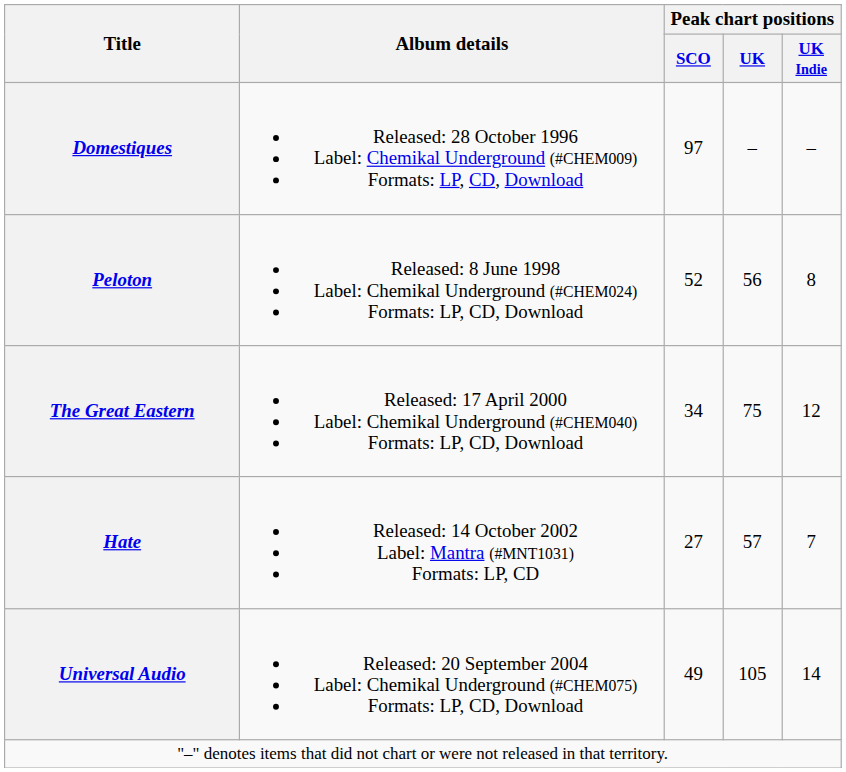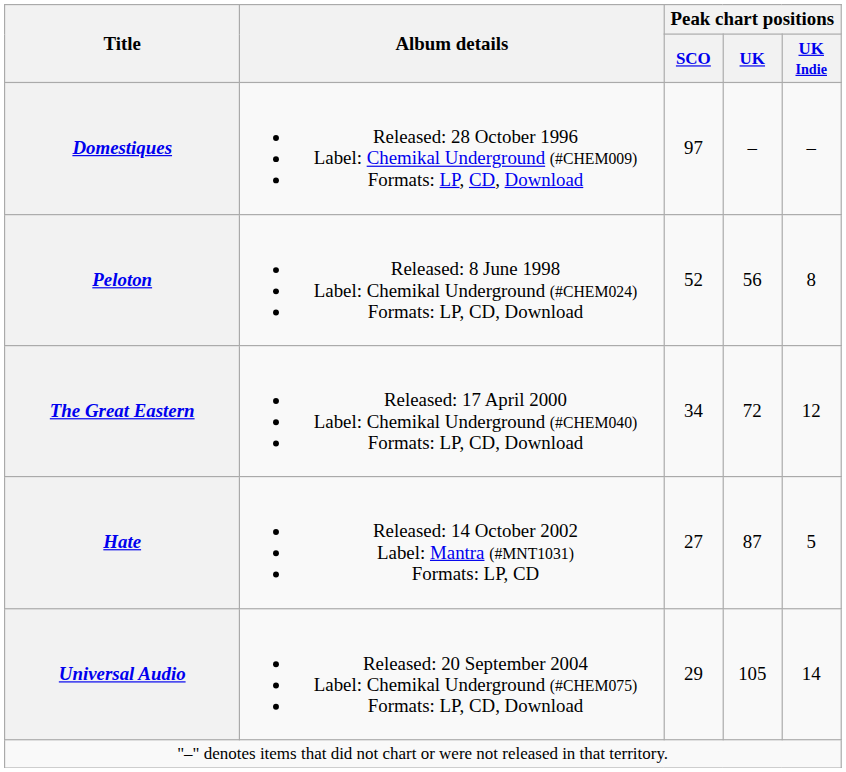(752, 411) 75 -> (752, 411) 72
(752, 542) 57 -> (752, 542) 87
(811, 542) 7 -> (811, 542) 5
(693, 673) 49 -> (693, 673) 29
